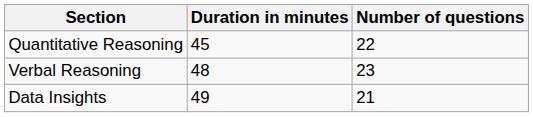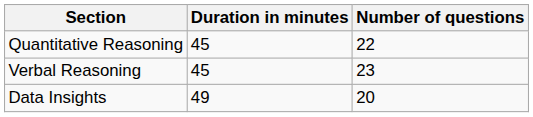(200, 71) 48 -> (200, 71) 45
(366, 97) 21 -> (366, 97) 20
